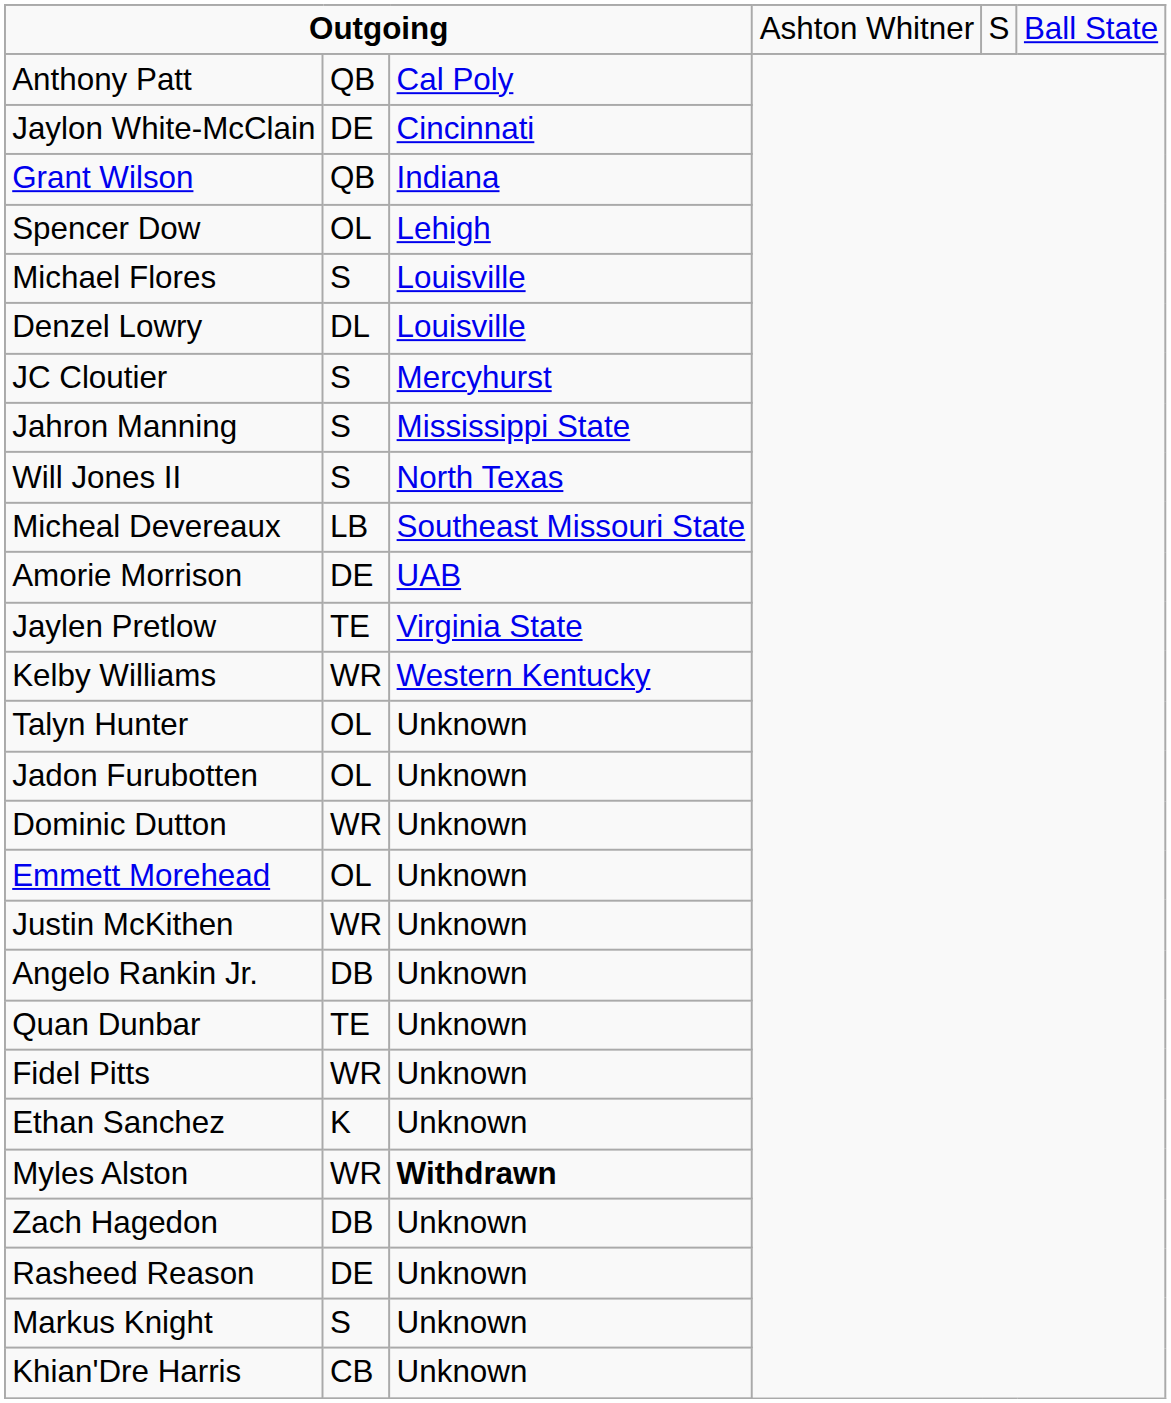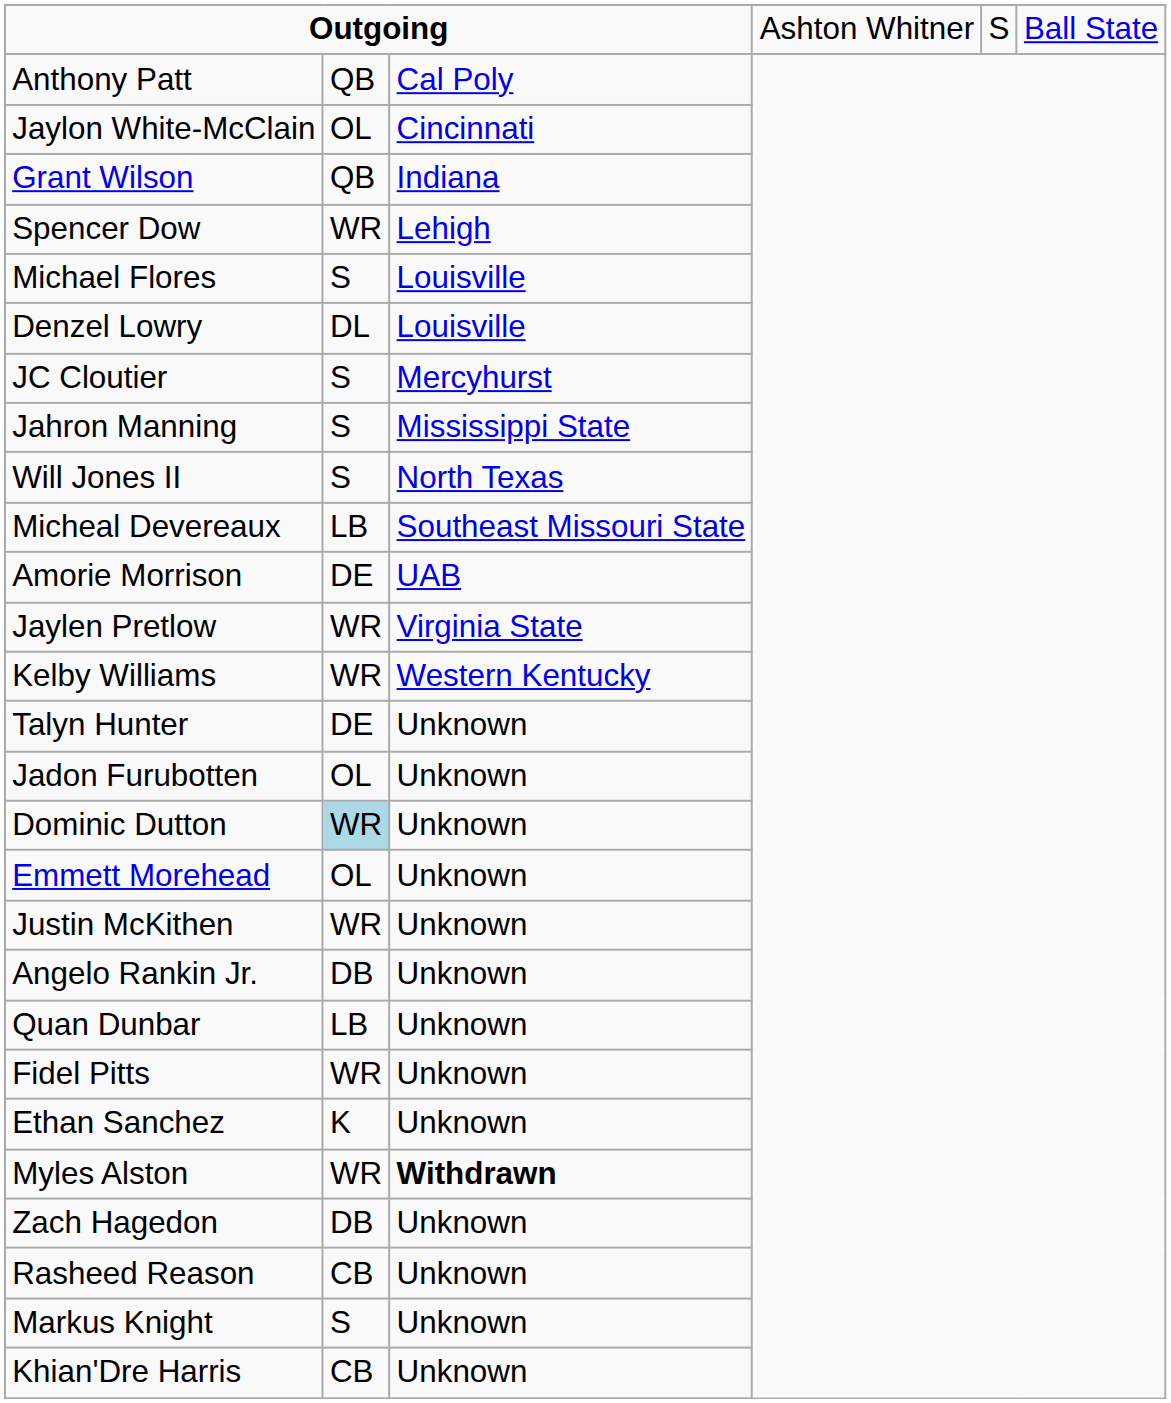(352, 128) DE -> (351, 128) OL
(351, 228) OL -> (356, 228) WR
(350, 626) TE -> (356, 626) WR
(351, 725) OL -> (352, 725) DE
(356, 825) no background -> (356, 825) lightblue background
(350, 1024) TE -> (349, 1024) LB
(352, 1272) DE -> (352, 1272) CB
